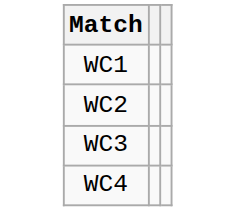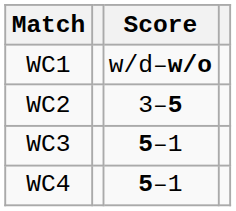+ column: (160, 25)
